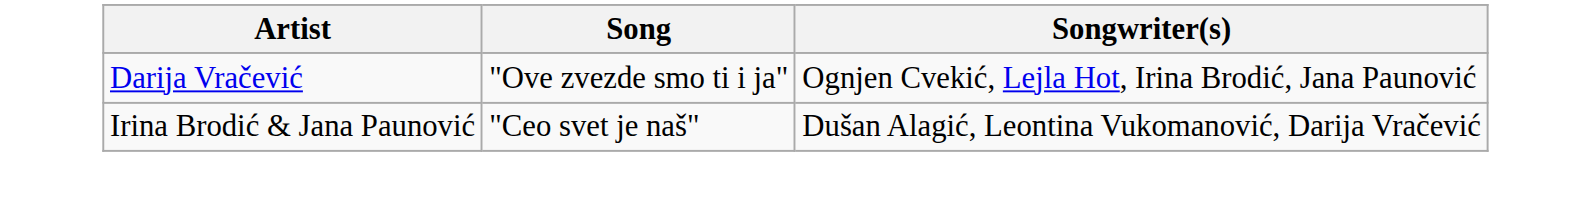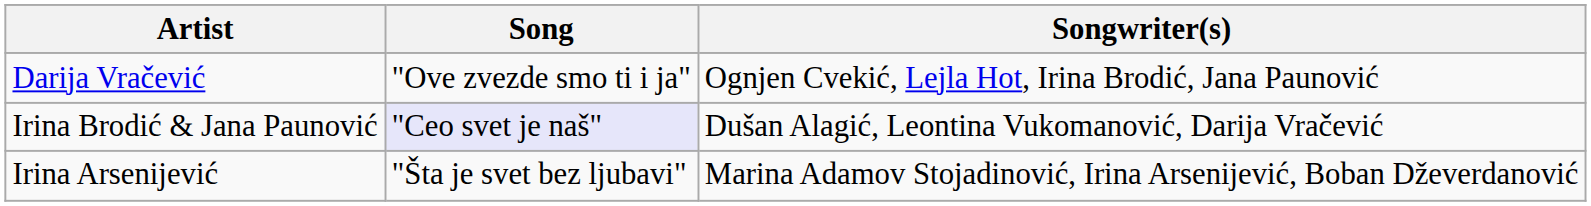(594, 126) no background -> (497, 126) lavender background
+ row: (115, 175)
